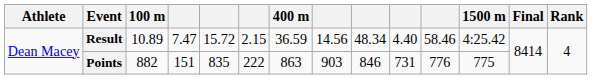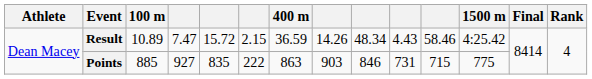(332, 39) 14.56 -> (332, 39) 14.26
(405, 39) 4.40 -> (405, 39) 4.43
(147, 63) 882 -> (147, 63) 885
(184, 63) 151 -> (184, 63) 927
(440, 63) 776 -> (440, 63) 715
